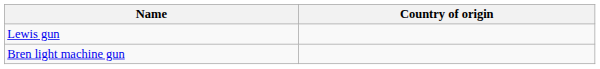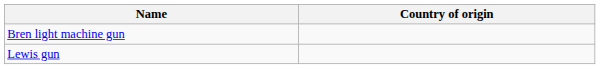rows swapped: (66, 53) <-> (33, 34)
